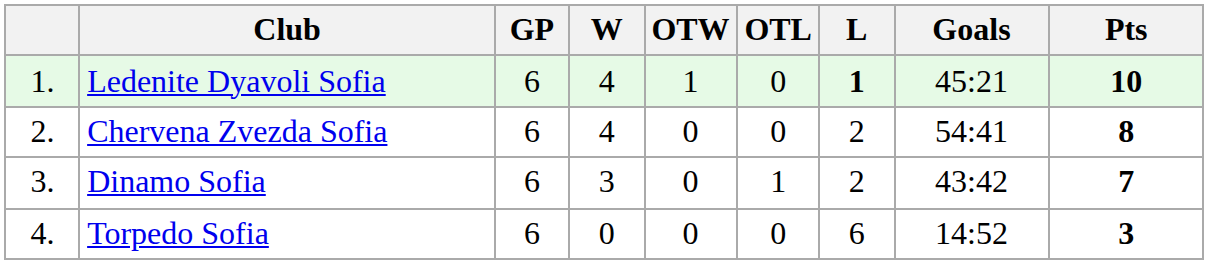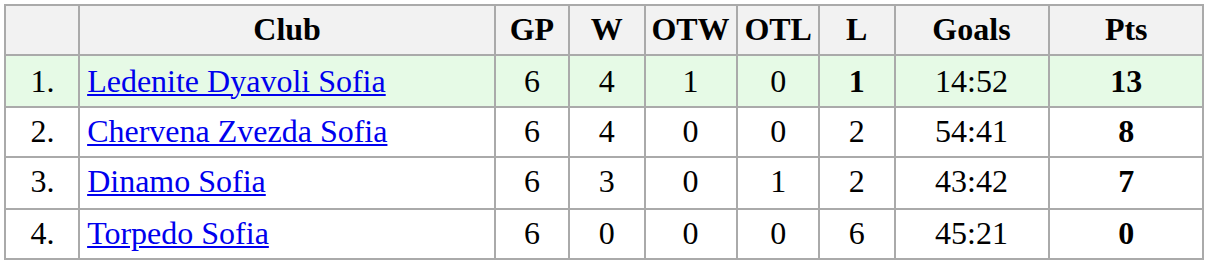(971, 80) 45:21 -> (971, 80) 14:52
(1126, 80) 10 -> (1126, 80) 13
(971, 232) 14:52 -> (971, 232) 45:21
(1126, 232) 3 -> (1126, 232) 0
